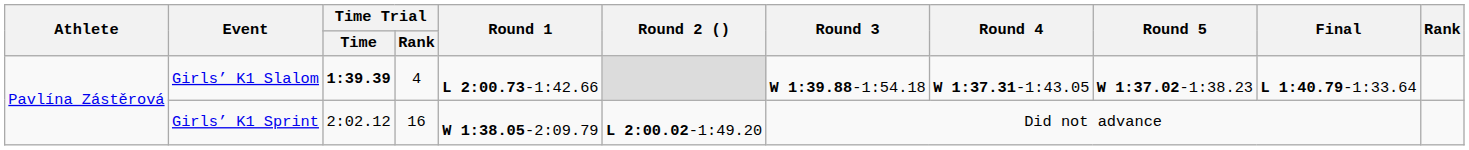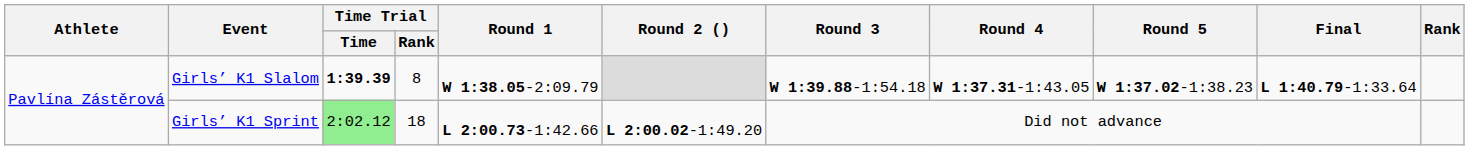(416, 78) 4 -> (416, 78) 8
(520, 87) L 2:00.73-1:42.66 -> (520, 87) W 1:38.05-2:09.79
(359, 122) no background -> (359, 122) lightgreen background
(417, 122) 16 -> (417, 122) 18
(520, 131) W 1:38.05-2:09.79 -> (520, 131) L 2:00.73-1:42.66
